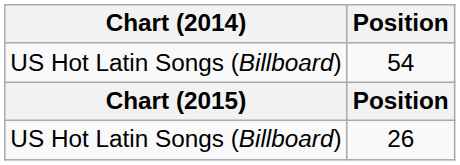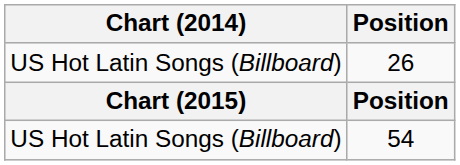rows swapped: (401, 62) <-> (401, 139)
